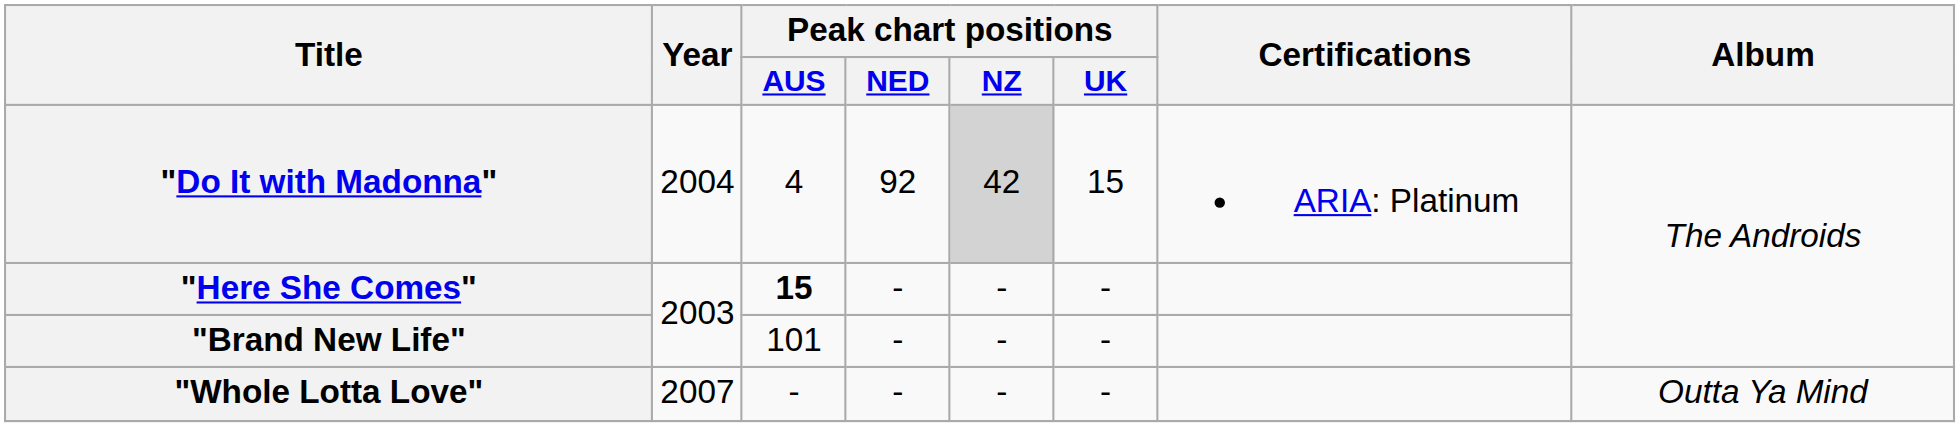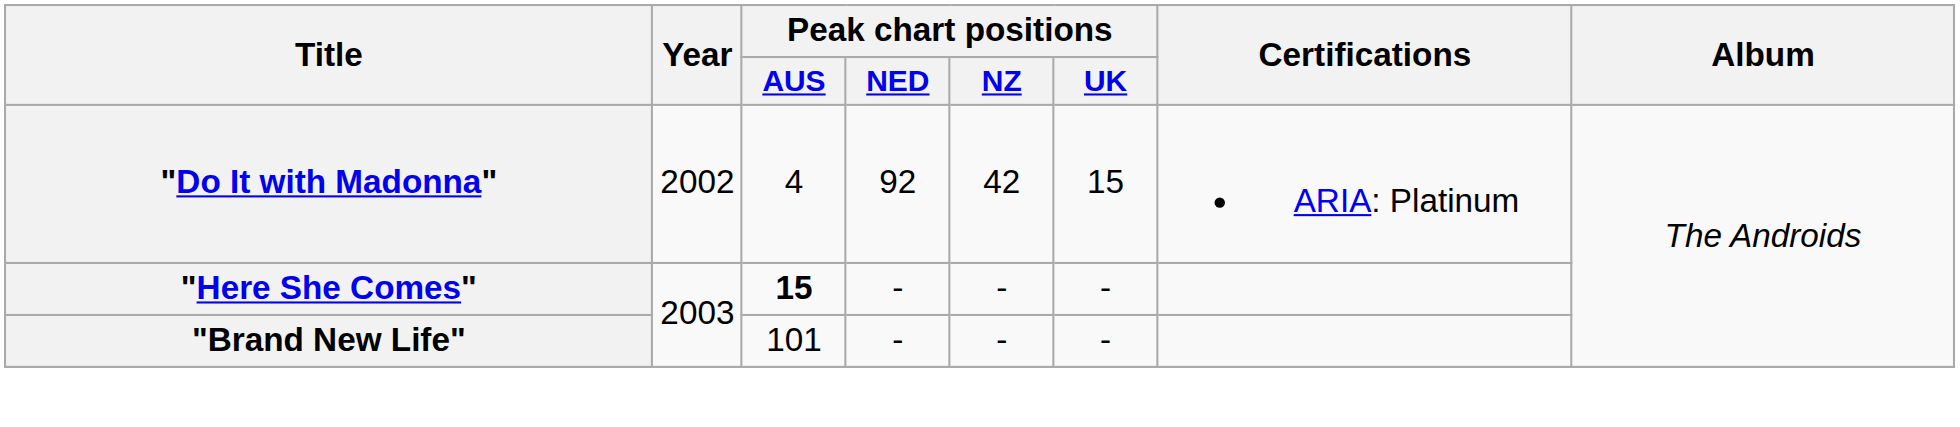(697, 182) 2004 -> (697, 182) 2002
(1002, 182) lightgrey background -> (1002, 182) no background
- row: (329, 393)
